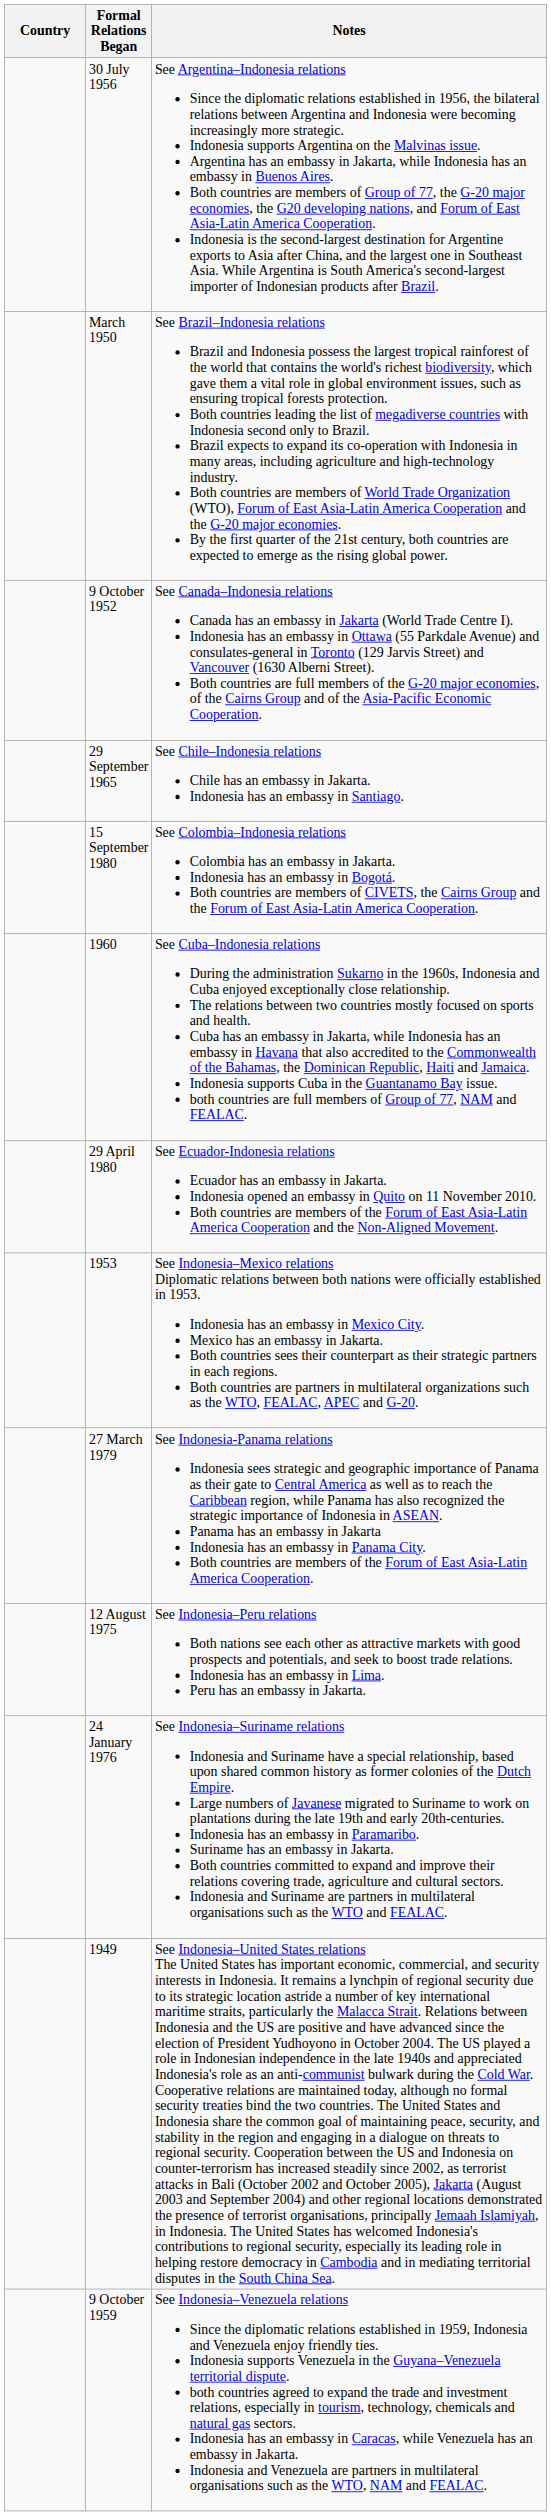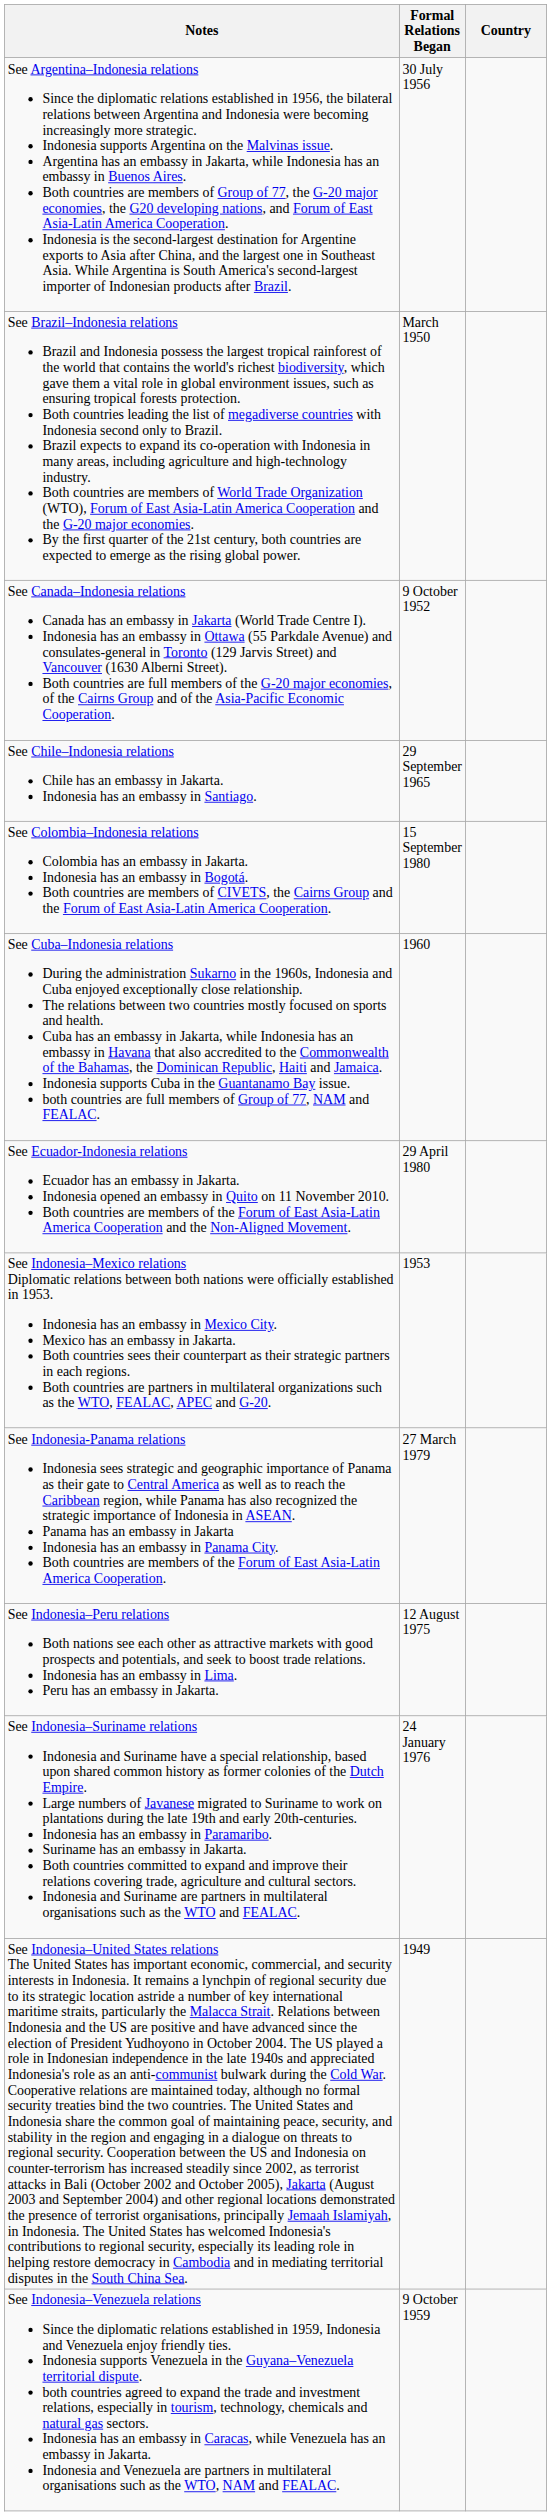columns swapped: (45, 31) <-> (349, 31)
